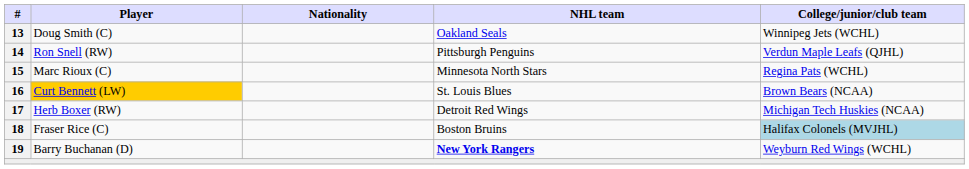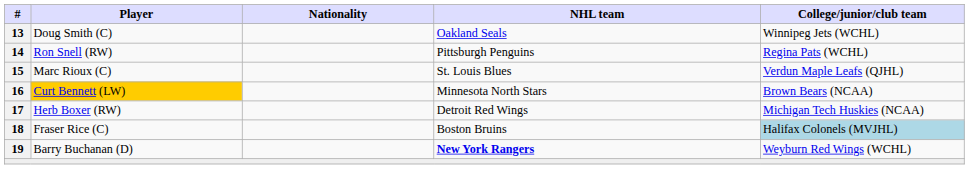(833, 52) Verdun Maple Leafs (QJHL) -> (815, 52) Regina Pats (WCHL)
(492, 71) Minnesota North Stars -> (474, 71) St. Louis Blues
(815, 71) Regina Pats (WCHL) -> (833, 71) Verdun Maple Leafs (QJHL)
(474, 91) St. Louis Blues -> (492, 91) Minnesota North Stars
